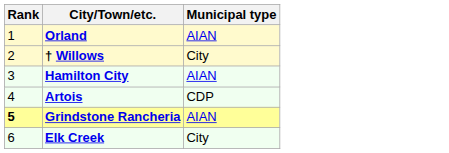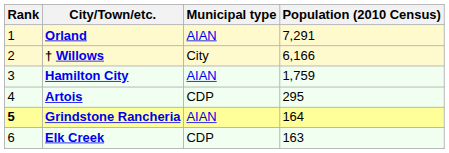+ column: (362, 14)
(198, 138) City -> (200, 138) CDP
